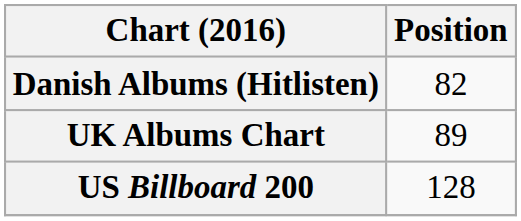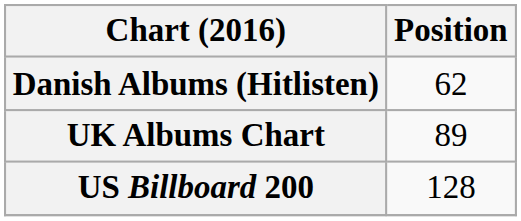(451, 82) 82 -> (451, 82) 62
